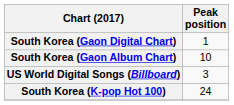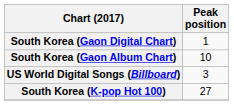(206, 91) 24 -> (206, 91) 27
